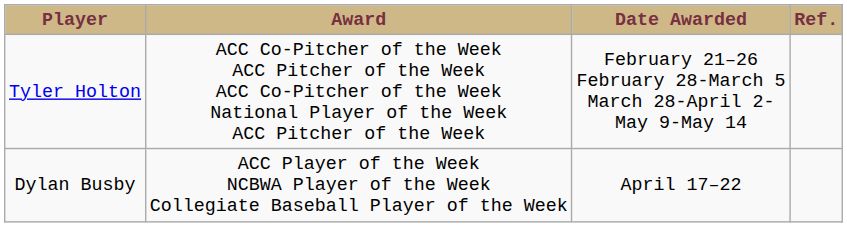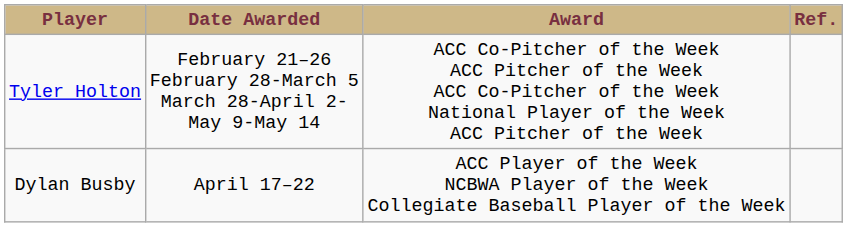columns swapped: (359, 20) <-> (681, 20)
